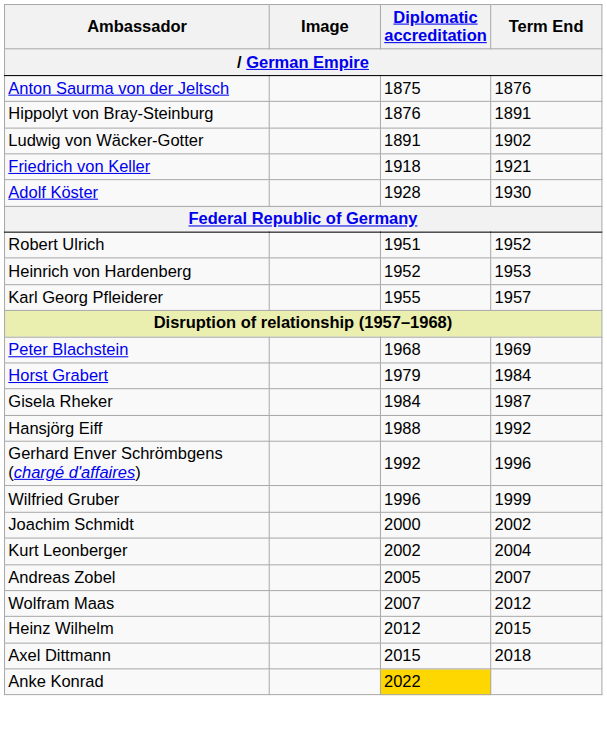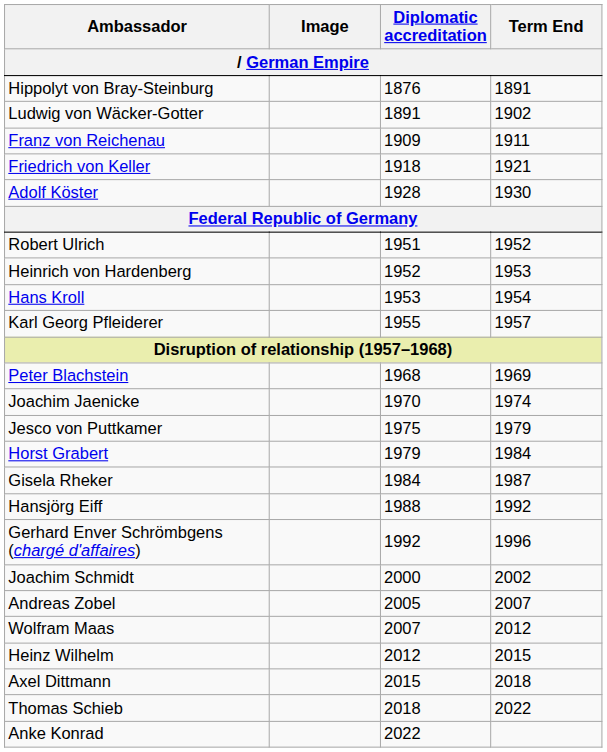- row: (119, 88)
+ row: (87, 140)
+ row: (46, 297)
+ row: (74, 402)
+ row: (85, 428)
- row: (64, 498)
- row: (68, 551)
+ row: (66, 708)
(402, 681) gold background -> (402, 734) no background
